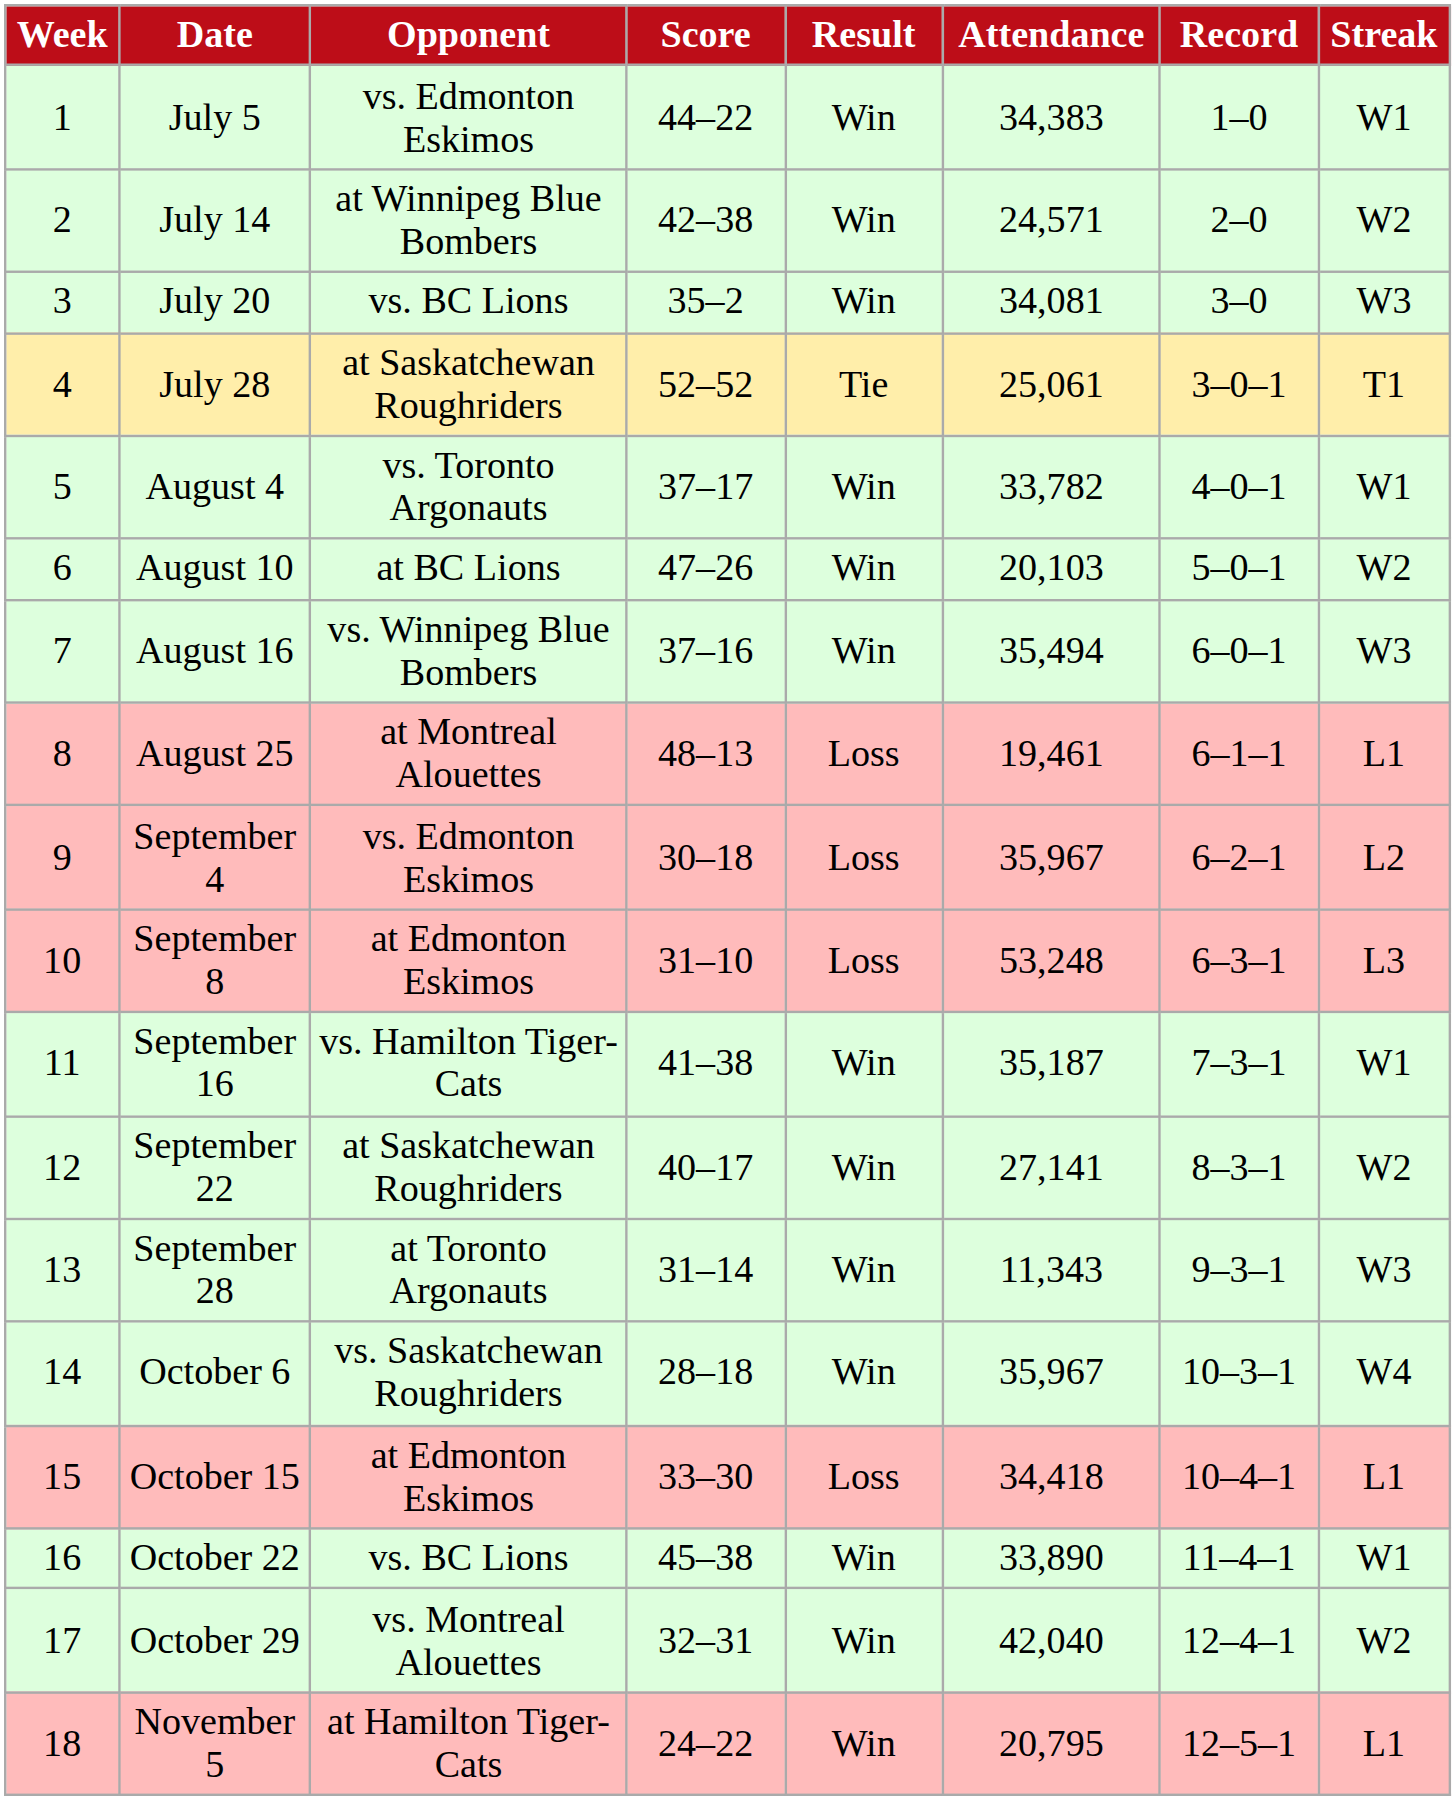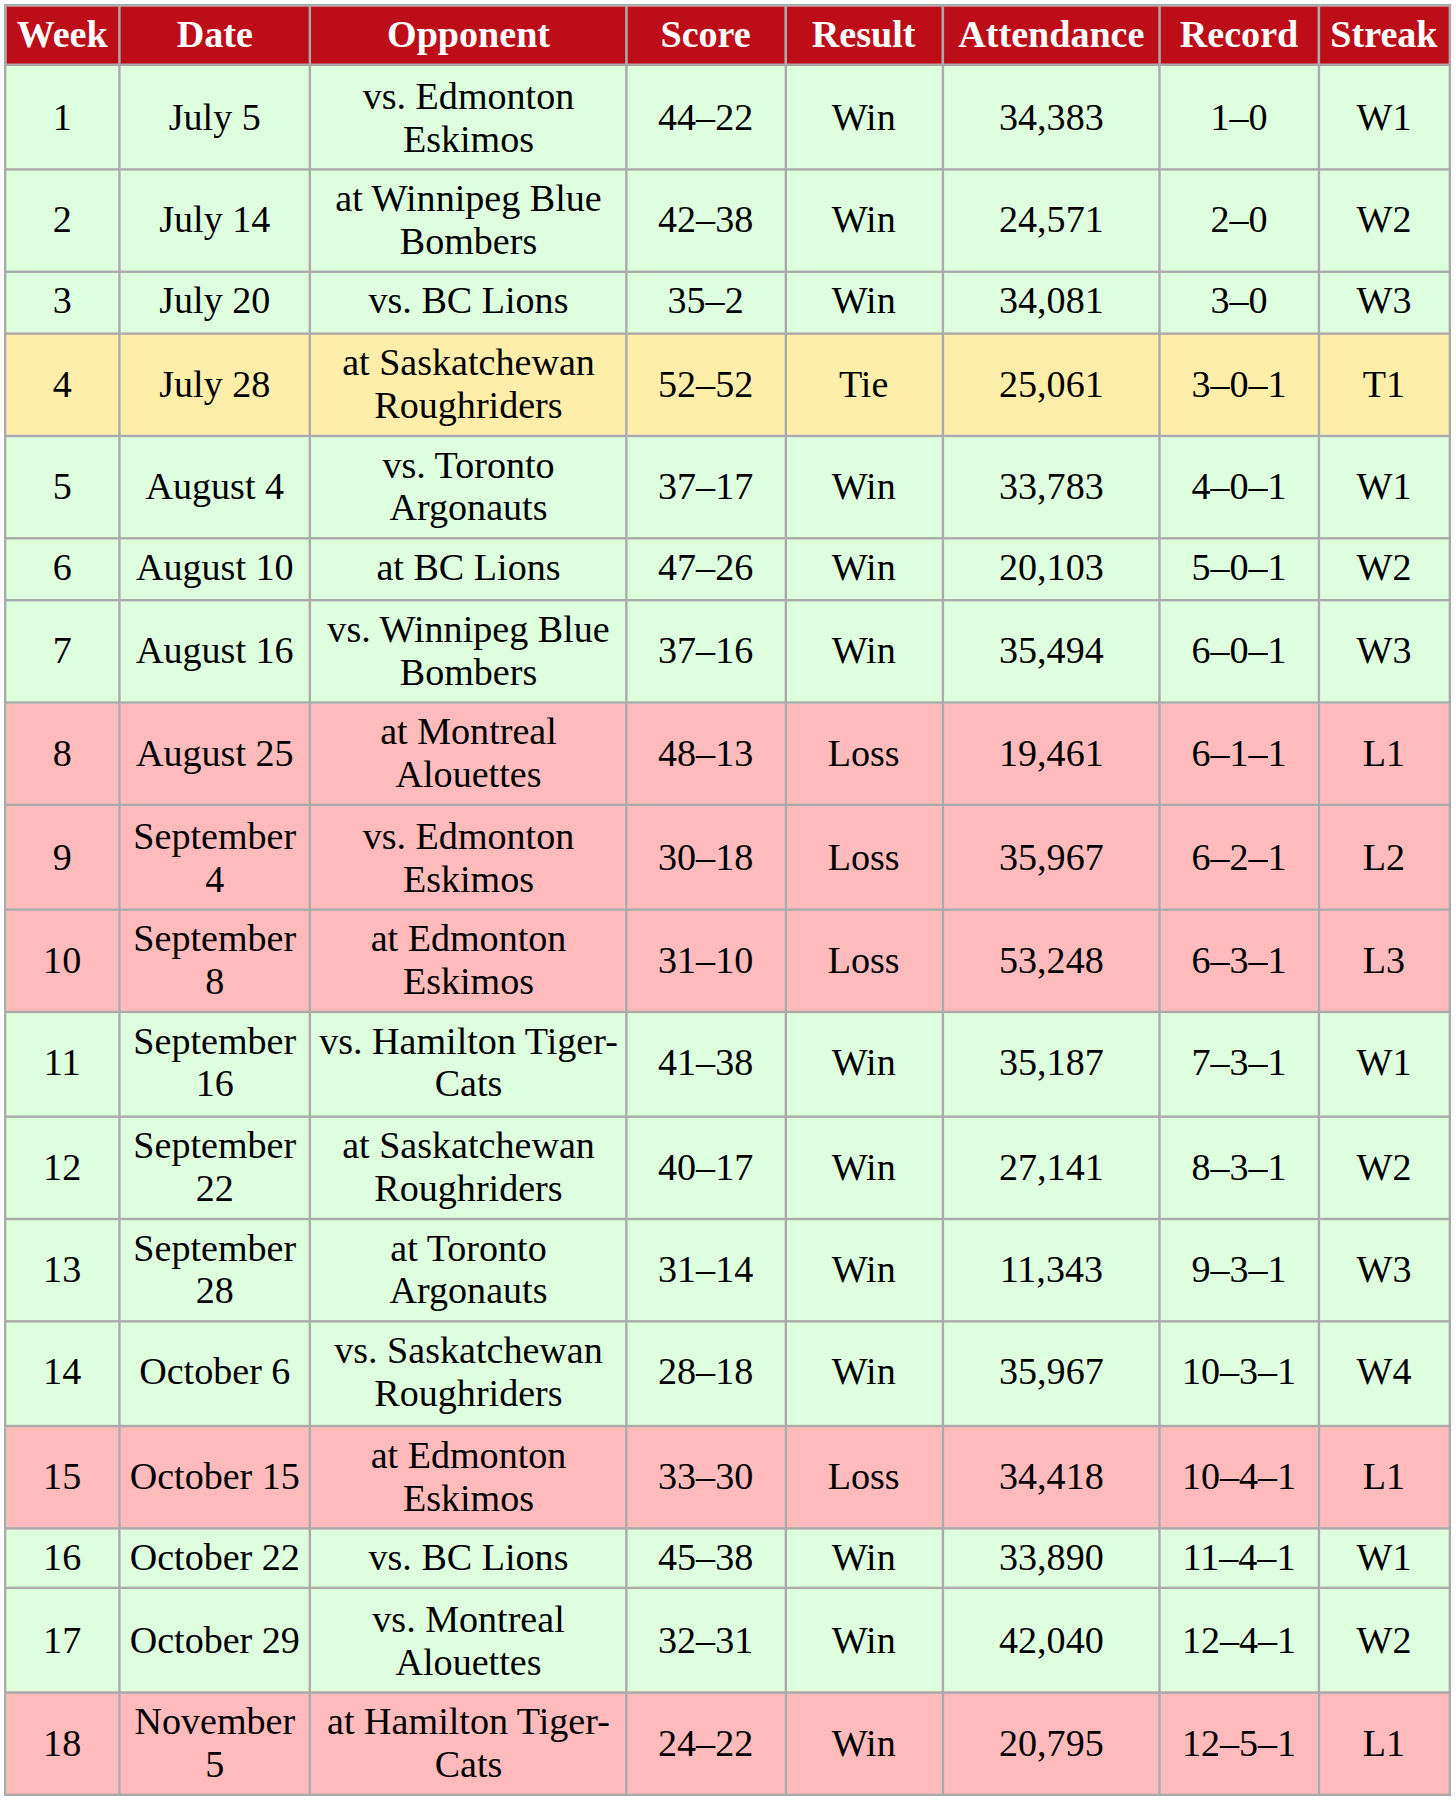(1051, 486) 33,782 -> (1051, 486) 33,783
